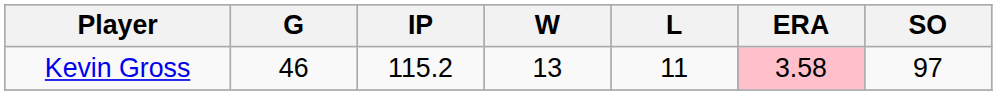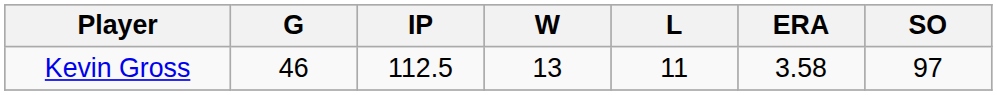(421, 68) 115.2 -> (421, 68) 112.5
(801, 68) pink background -> (801, 68) no background
